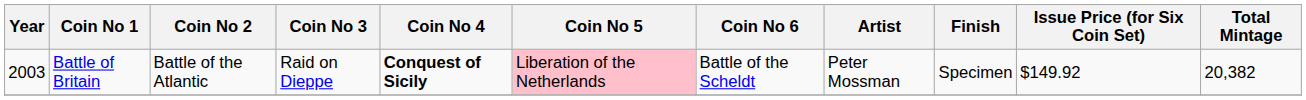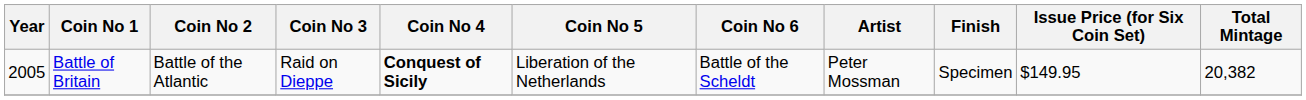(27, 72) 2003 -> (27, 72) 2005
(576, 72) pink background -> (576, 72) no background
(1050, 72) $149.92 -> (1050, 72) $149.95
